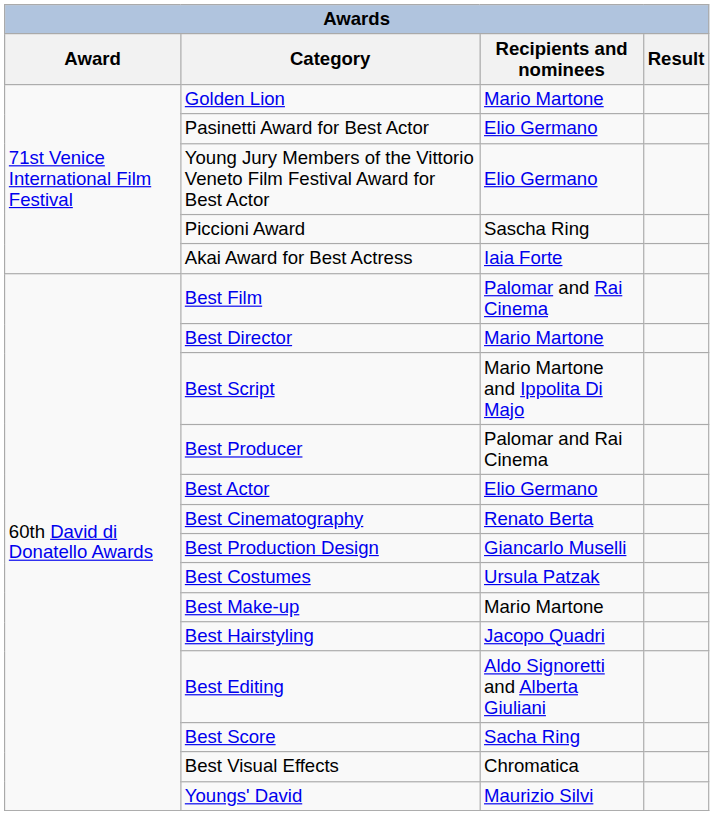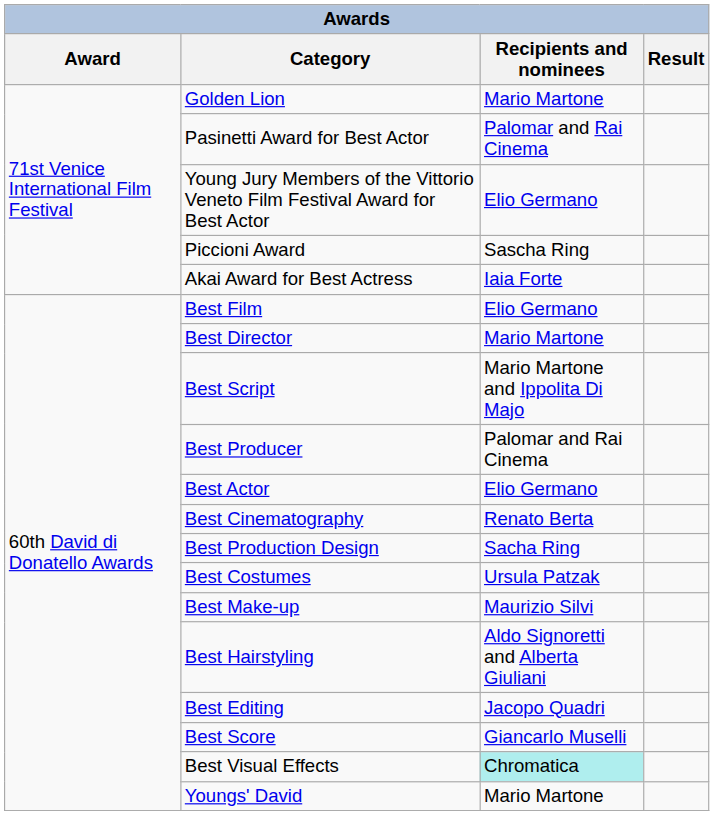(541, 128) Elio Germano -> (553, 138) Palomar and Rai Cinema
(553, 298) Palomar and Rai Cinema -> (541, 308) Elio Germano
(555, 548) Giancarlo Muselli -> (532, 548) Sacha Ring
(544, 606) Mario Martone -> (539, 606) Maurizio Silvi
(544, 636) Jacopo Quadri -> (544, 657) Aldo Signoretti and Alberta Giuliani
(544, 686) Aldo Signoretti and Alberta Giuliani -> (544, 707) Jacopo Quadri
(532, 736) Sacha Ring -> (555, 736) Giancarlo Muselli
(531, 766) no background -> (531, 766) paleturquoise background
(539, 795) Maurizio Silvi -> (544, 795) Mario Martone
